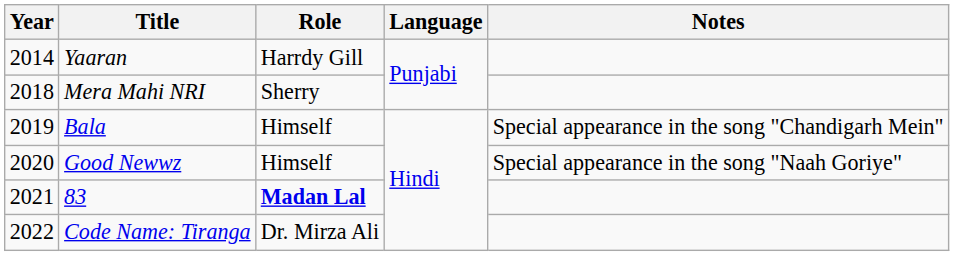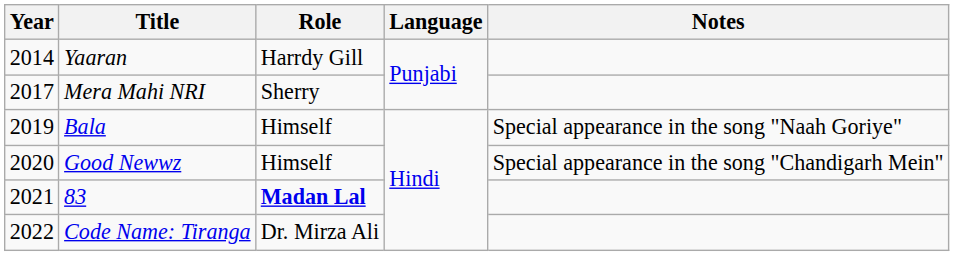(32, 92) 2018 -> (32, 92) 2017
(718, 127) Special appearance in the song "Chandigarh Mein" -> (697, 127) Special appearance in the song "Naah Goriye"
(697, 162) Special appearance in the song "Naah Goriye" -> (718, 162) Special appearance in the song "Chandigarh Mein"
